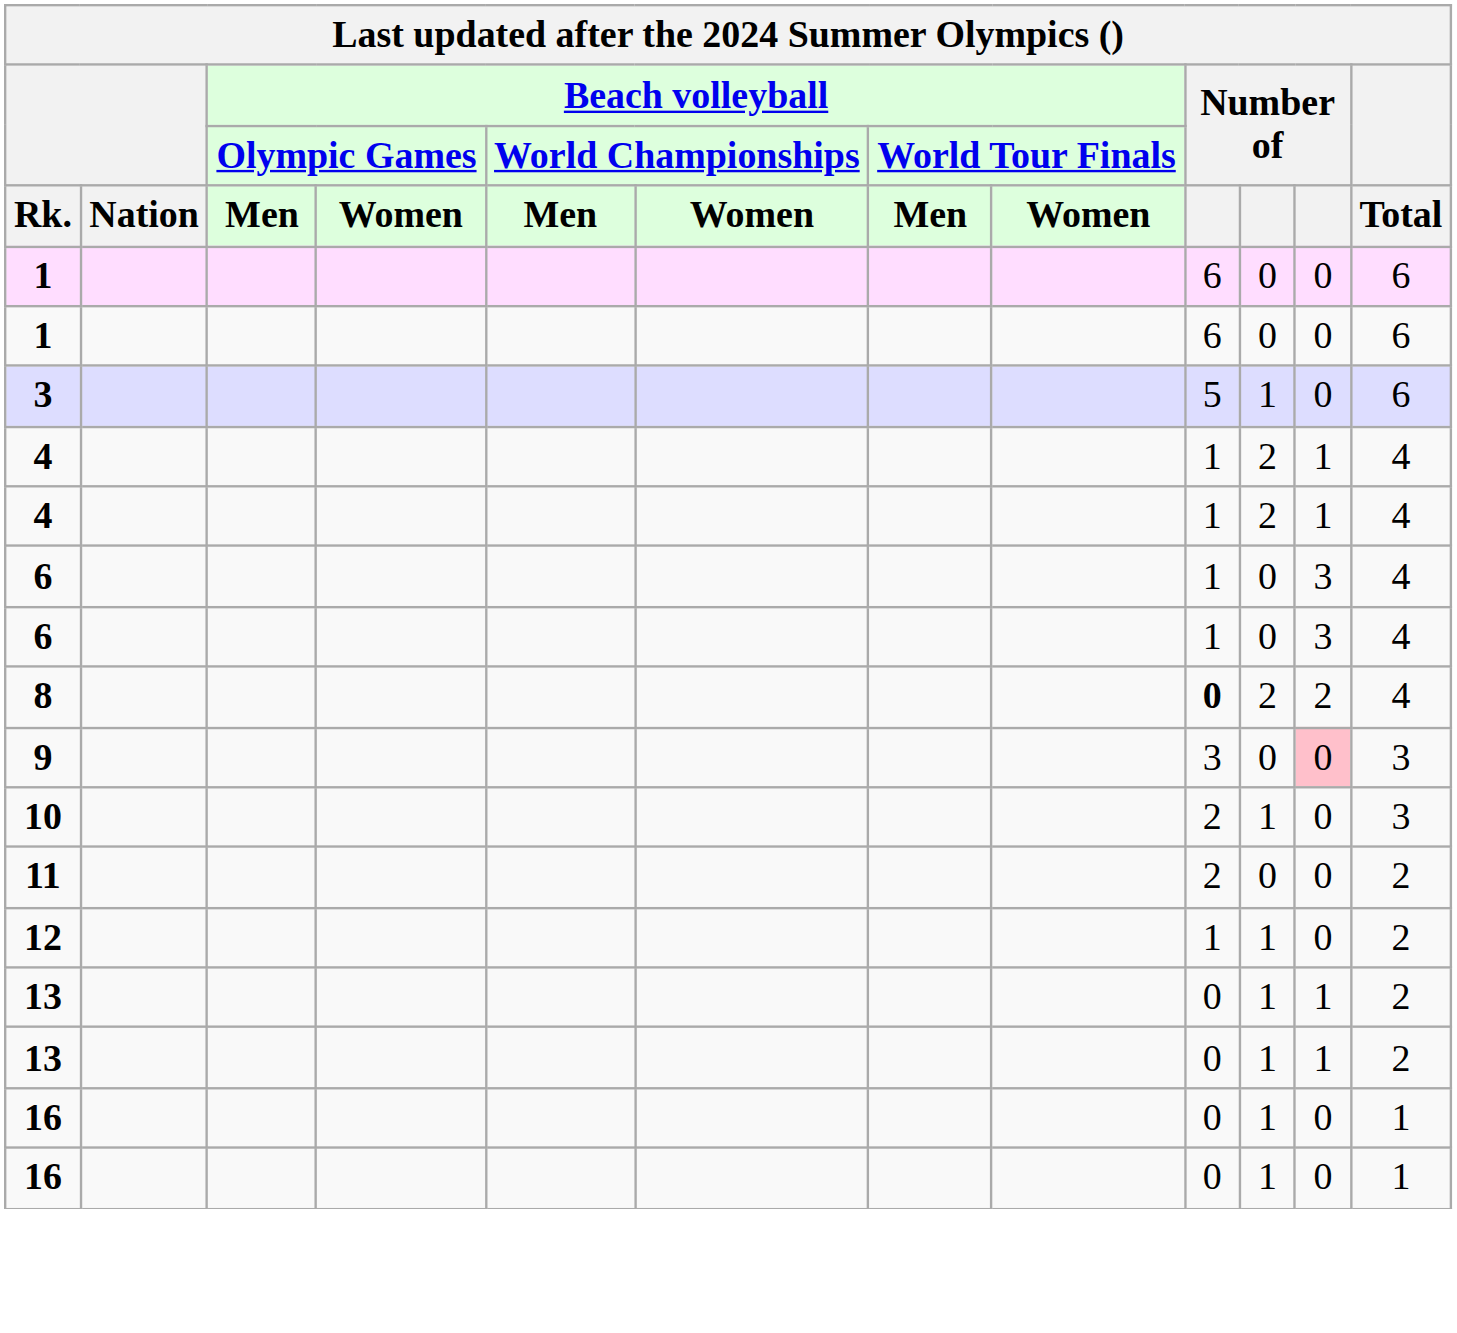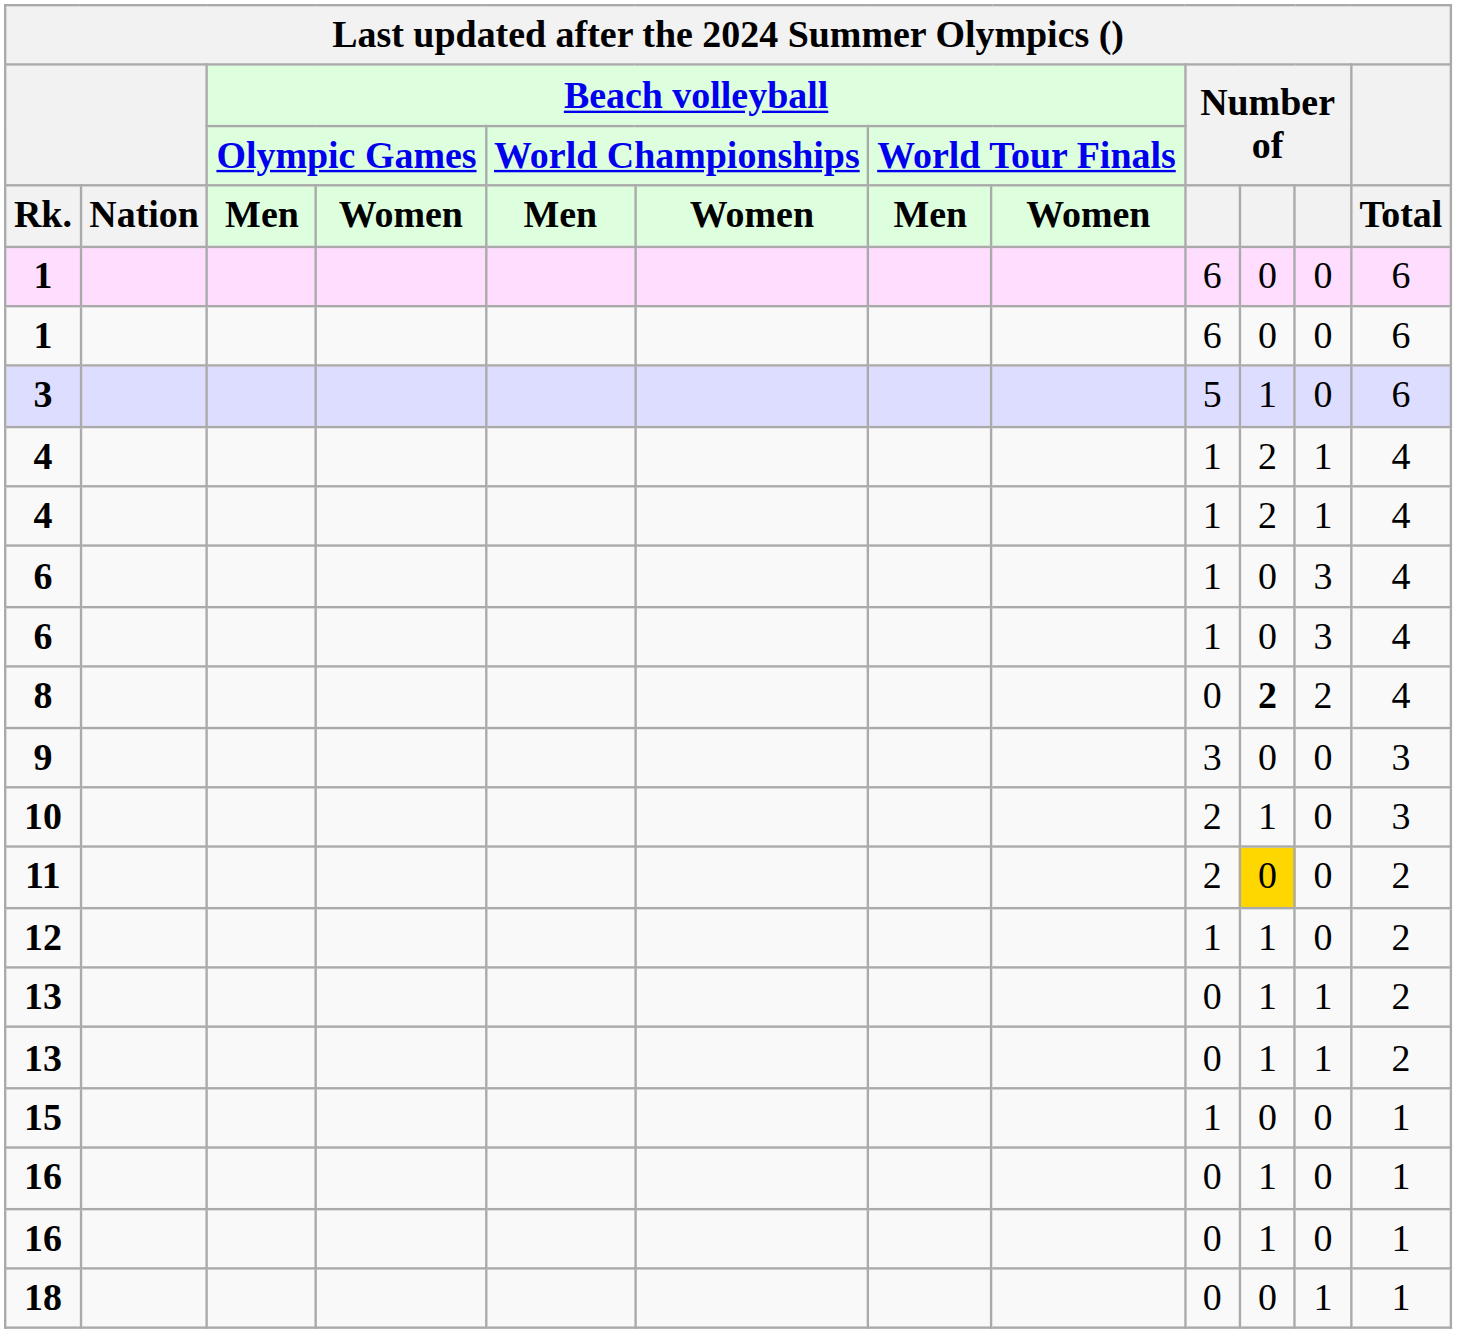(1212, 696) bold -> (1212, 696) normal
(1268, 696) normal -> (1268, 696) bold
(1323, 756) pink background -> (1323, 756) no background
(1268, 876) no background -> (1268, 876) gold background
+ row: (43, 1117)
+ row: (43, 1297)
